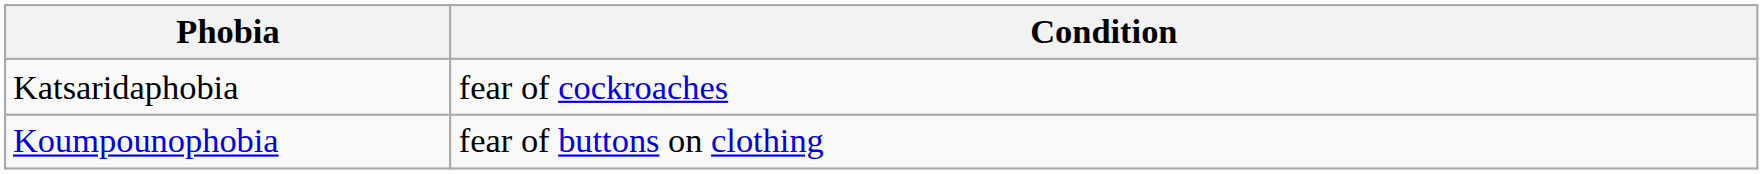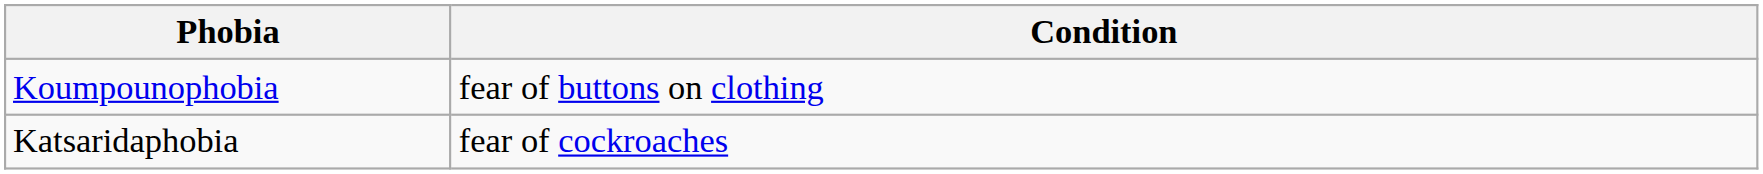rows swapped: (126, 86) <-> (146, 140)
